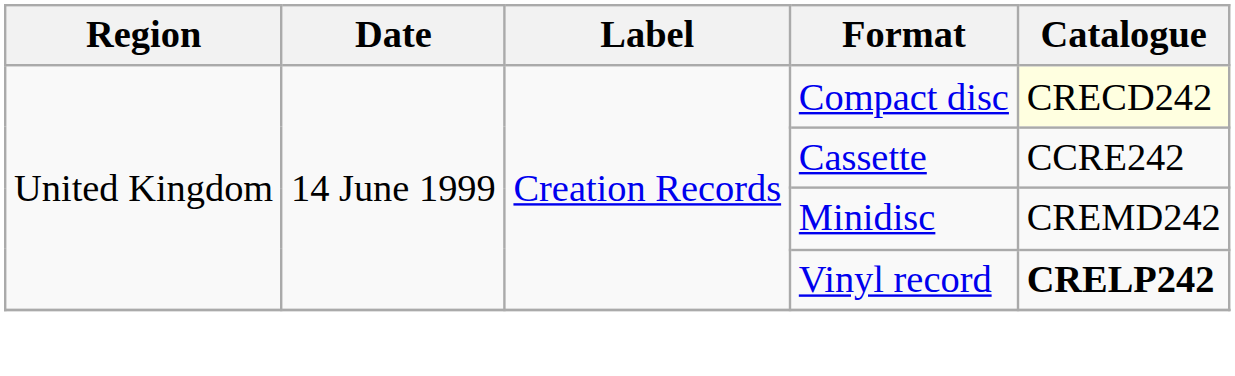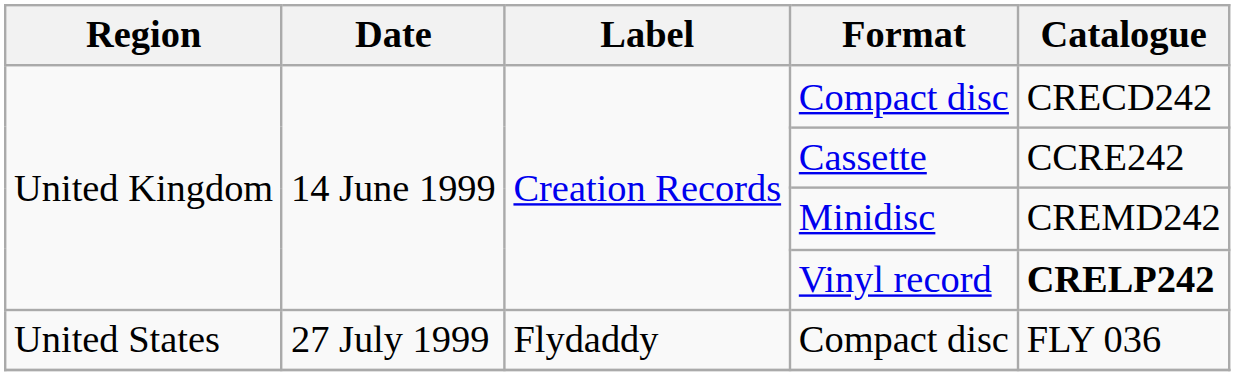(1119, 95) lightyellow background -> (1119, 95) no background
+ row: (117, 339)
